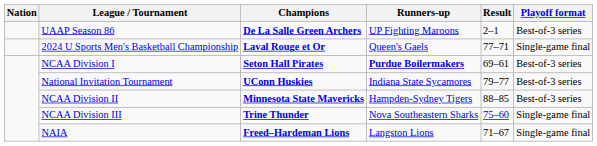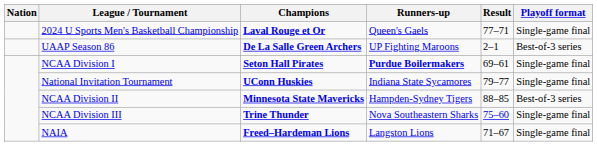rows swapped: (140, 47) <-> (78, 30)
(549, 64) Best-of-3 series -> (553, 64) Single-game final
(549, 81) Best-of-3 series -> (553, 81) Single-game final
